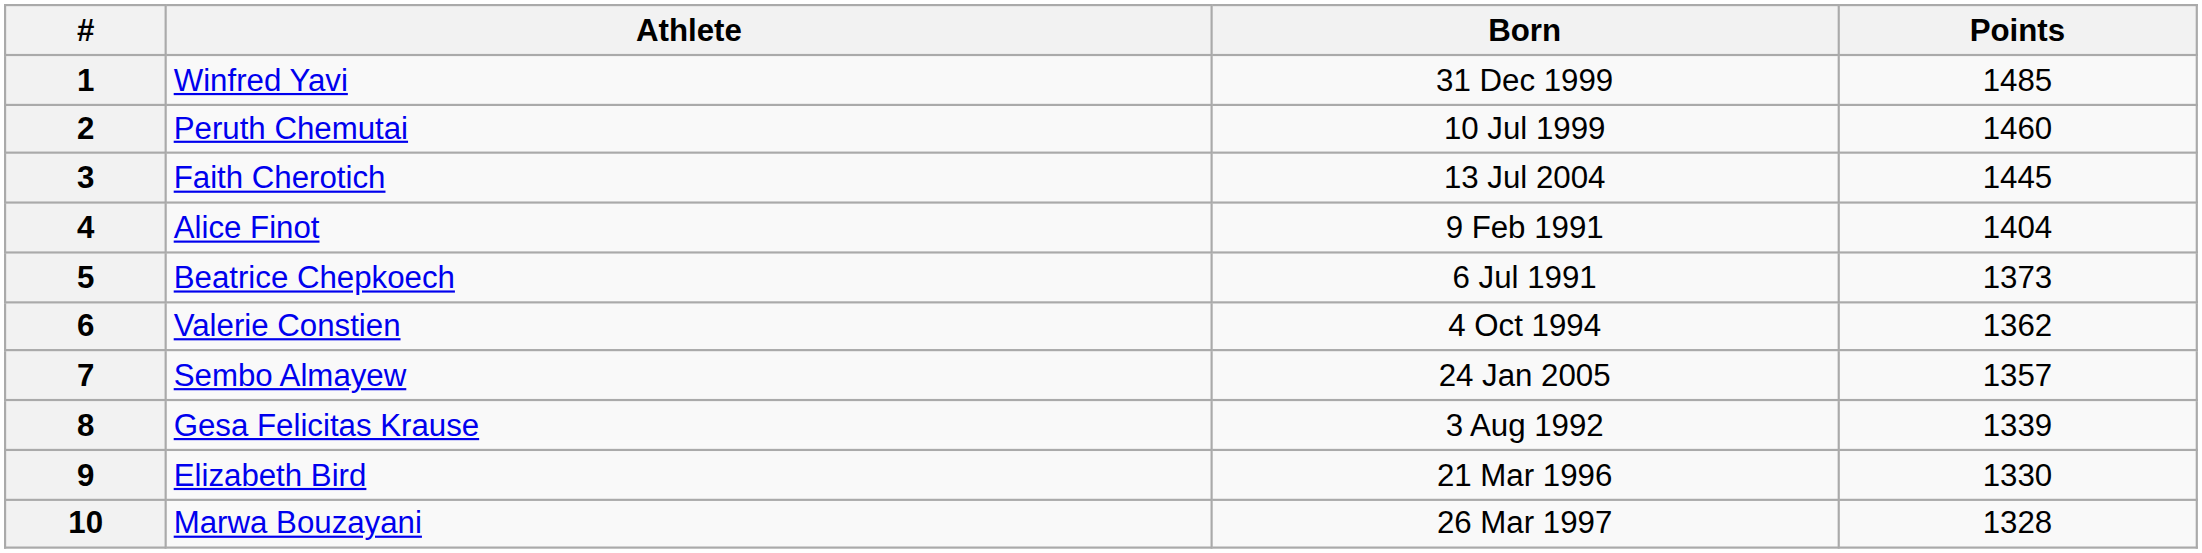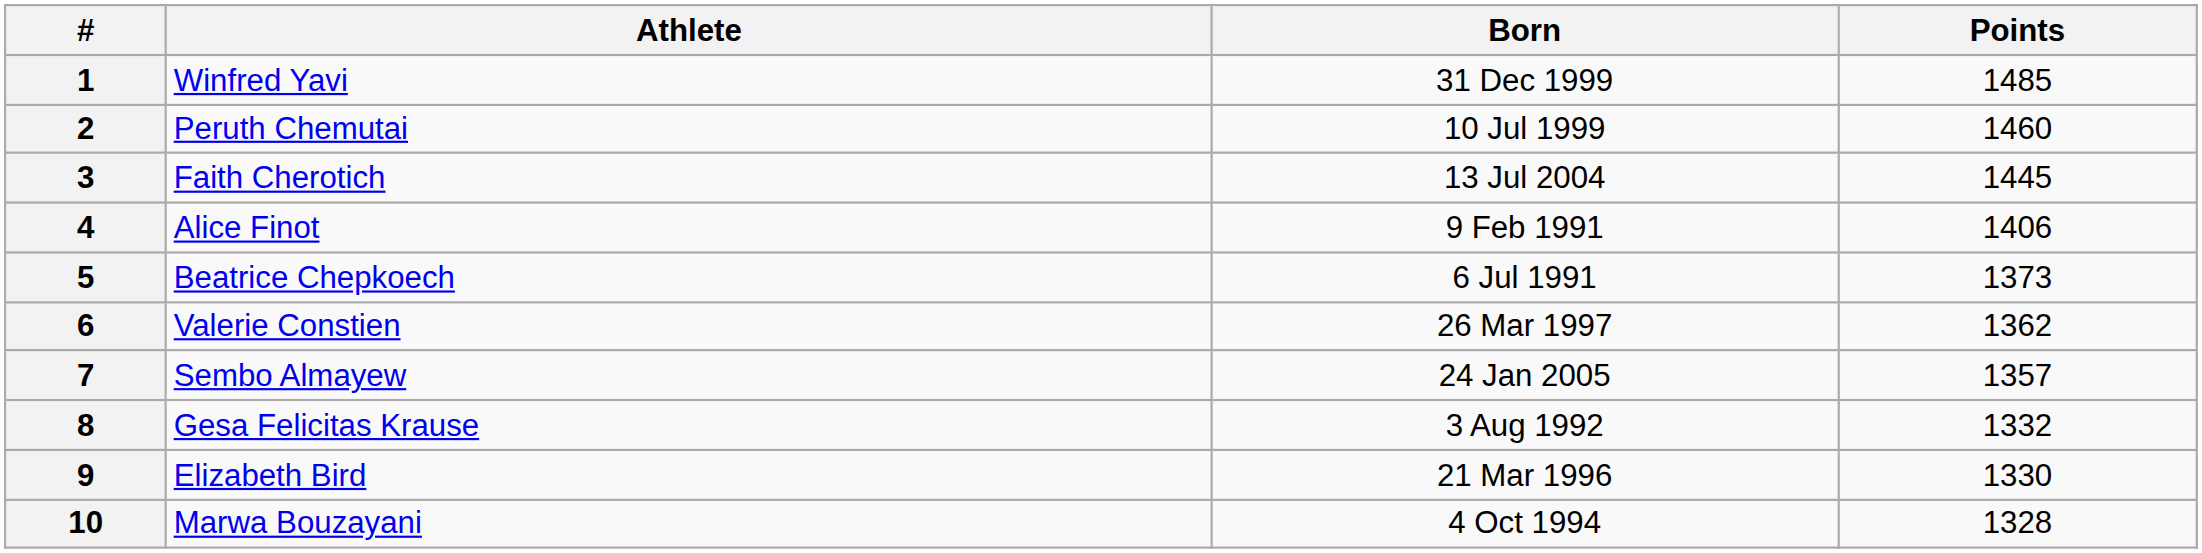(2017, 228) 1404 -> (2017, 228) 1406
(1525, 326) 4 Oct 1994 -> (1525, 326) 26 Mar 1997
(2017, 425) 1339 -> (2017, 425) 1332
(1525, 524) 26 Mar 1997 -> (1525, 524) 4 Oct 1994
